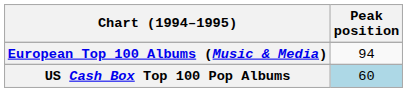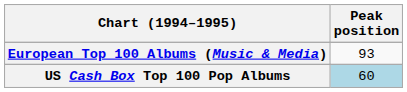(367, 54) 94 -> (367, 54) 93
